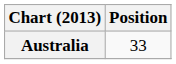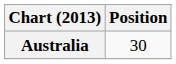(138, 44) 33 -> (138, 44) 30
